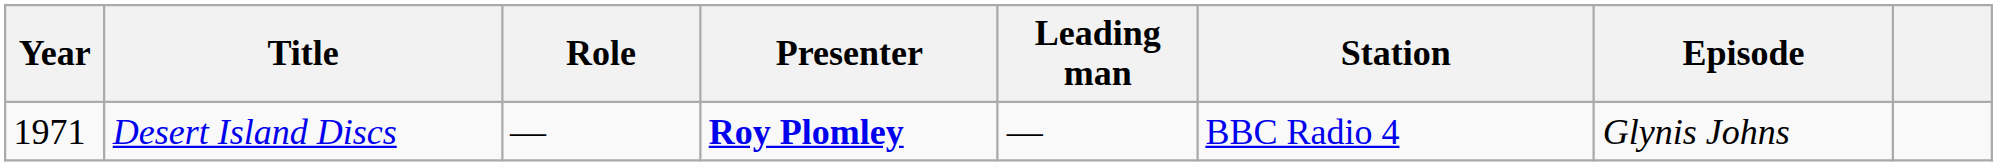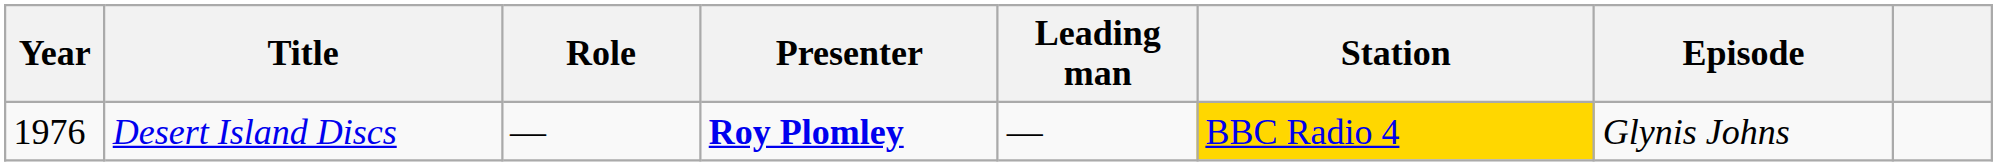(49, 130) 1971 -> (49, 130) 1976
(1302, 130) no background -> (1302, 130) gold background
